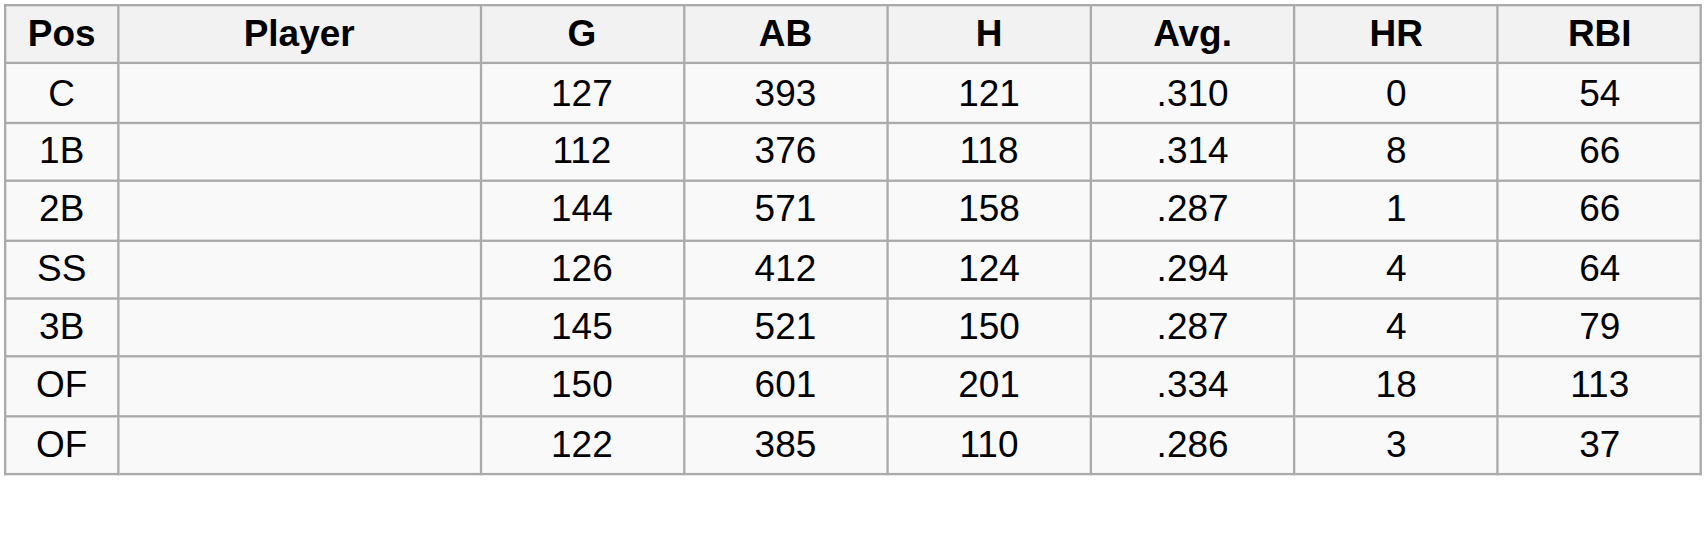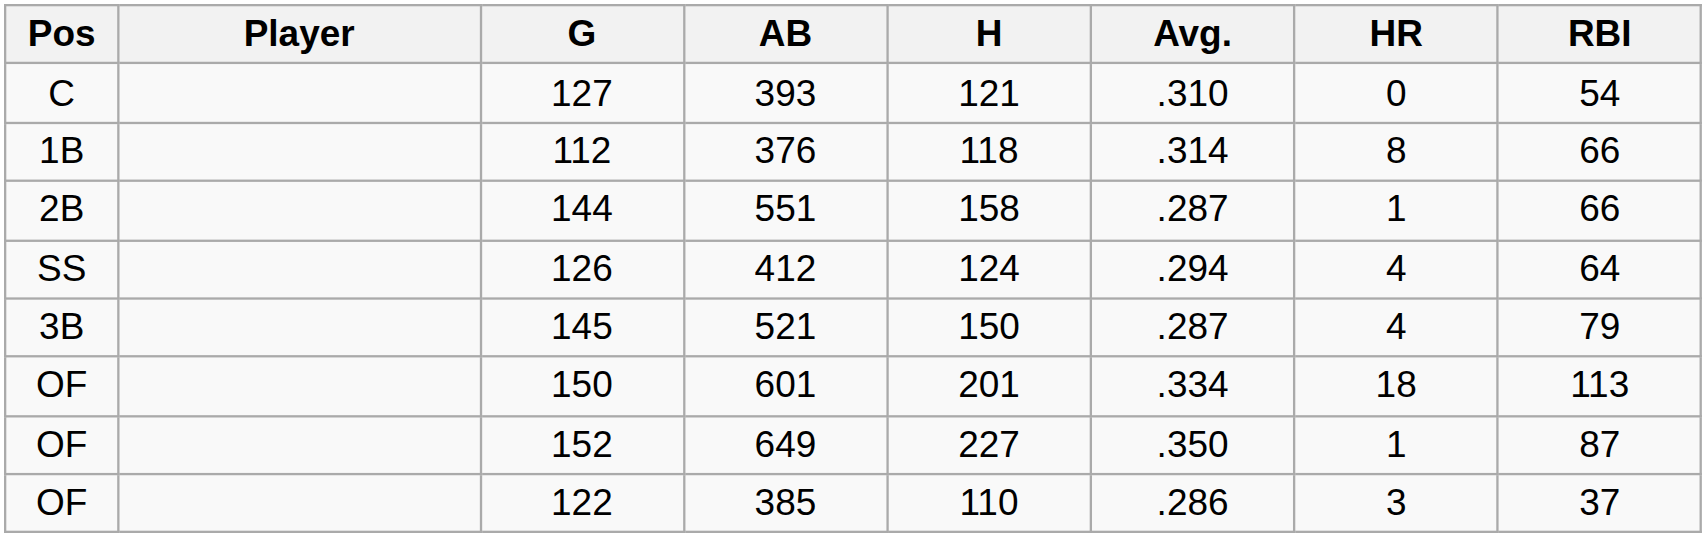(785, 209) 571 -> (785, 209) 551
+ row: (582, 444)
